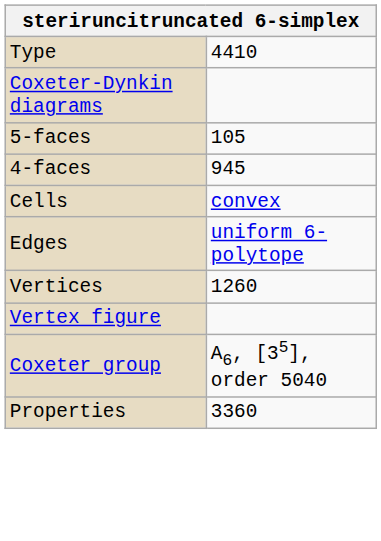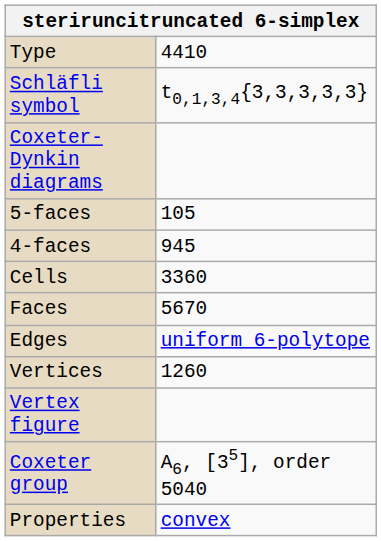+ row: (56, 95)
(246, 201) convex -> (184, 277) 3360
+ row: (39, 309)
(234, 412) 3360 -> (196, 520) convex
